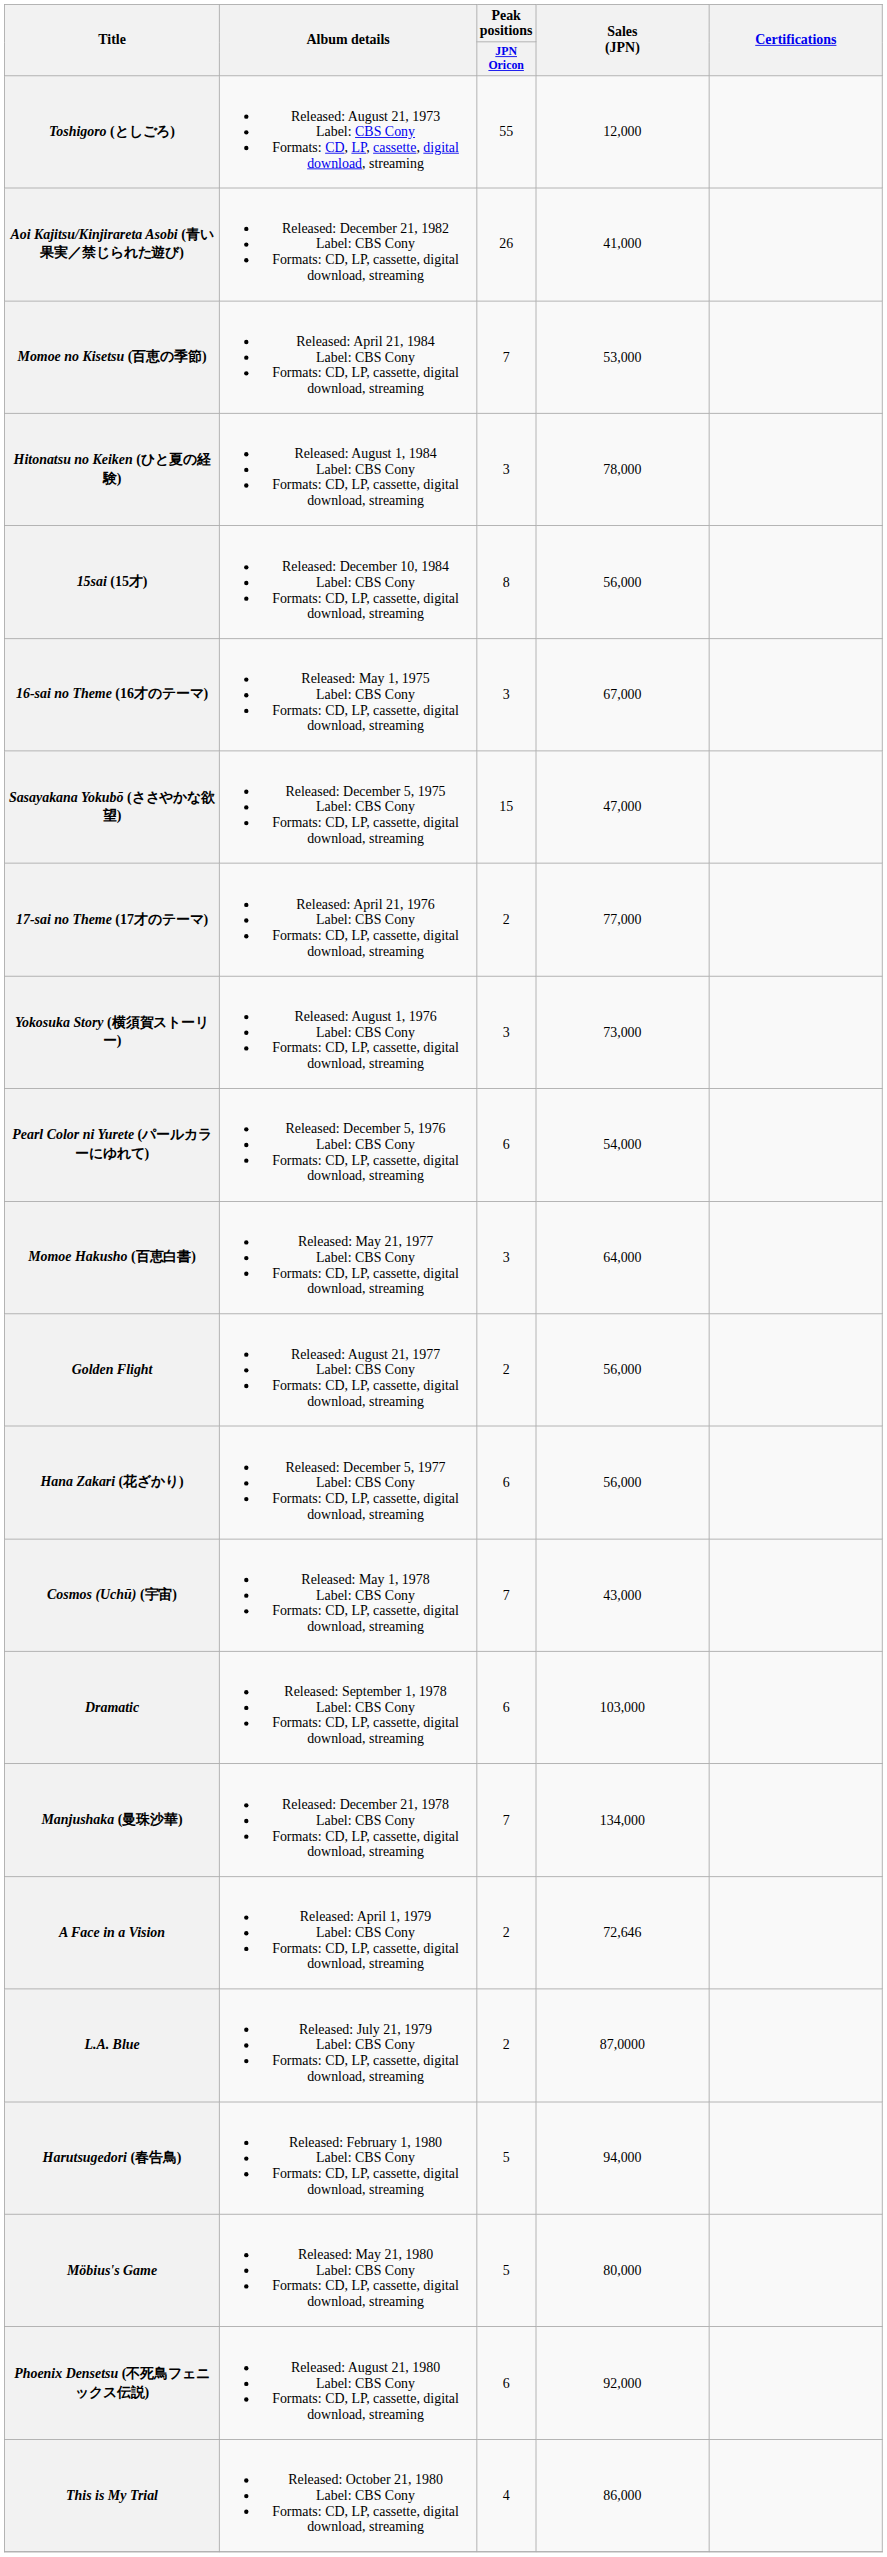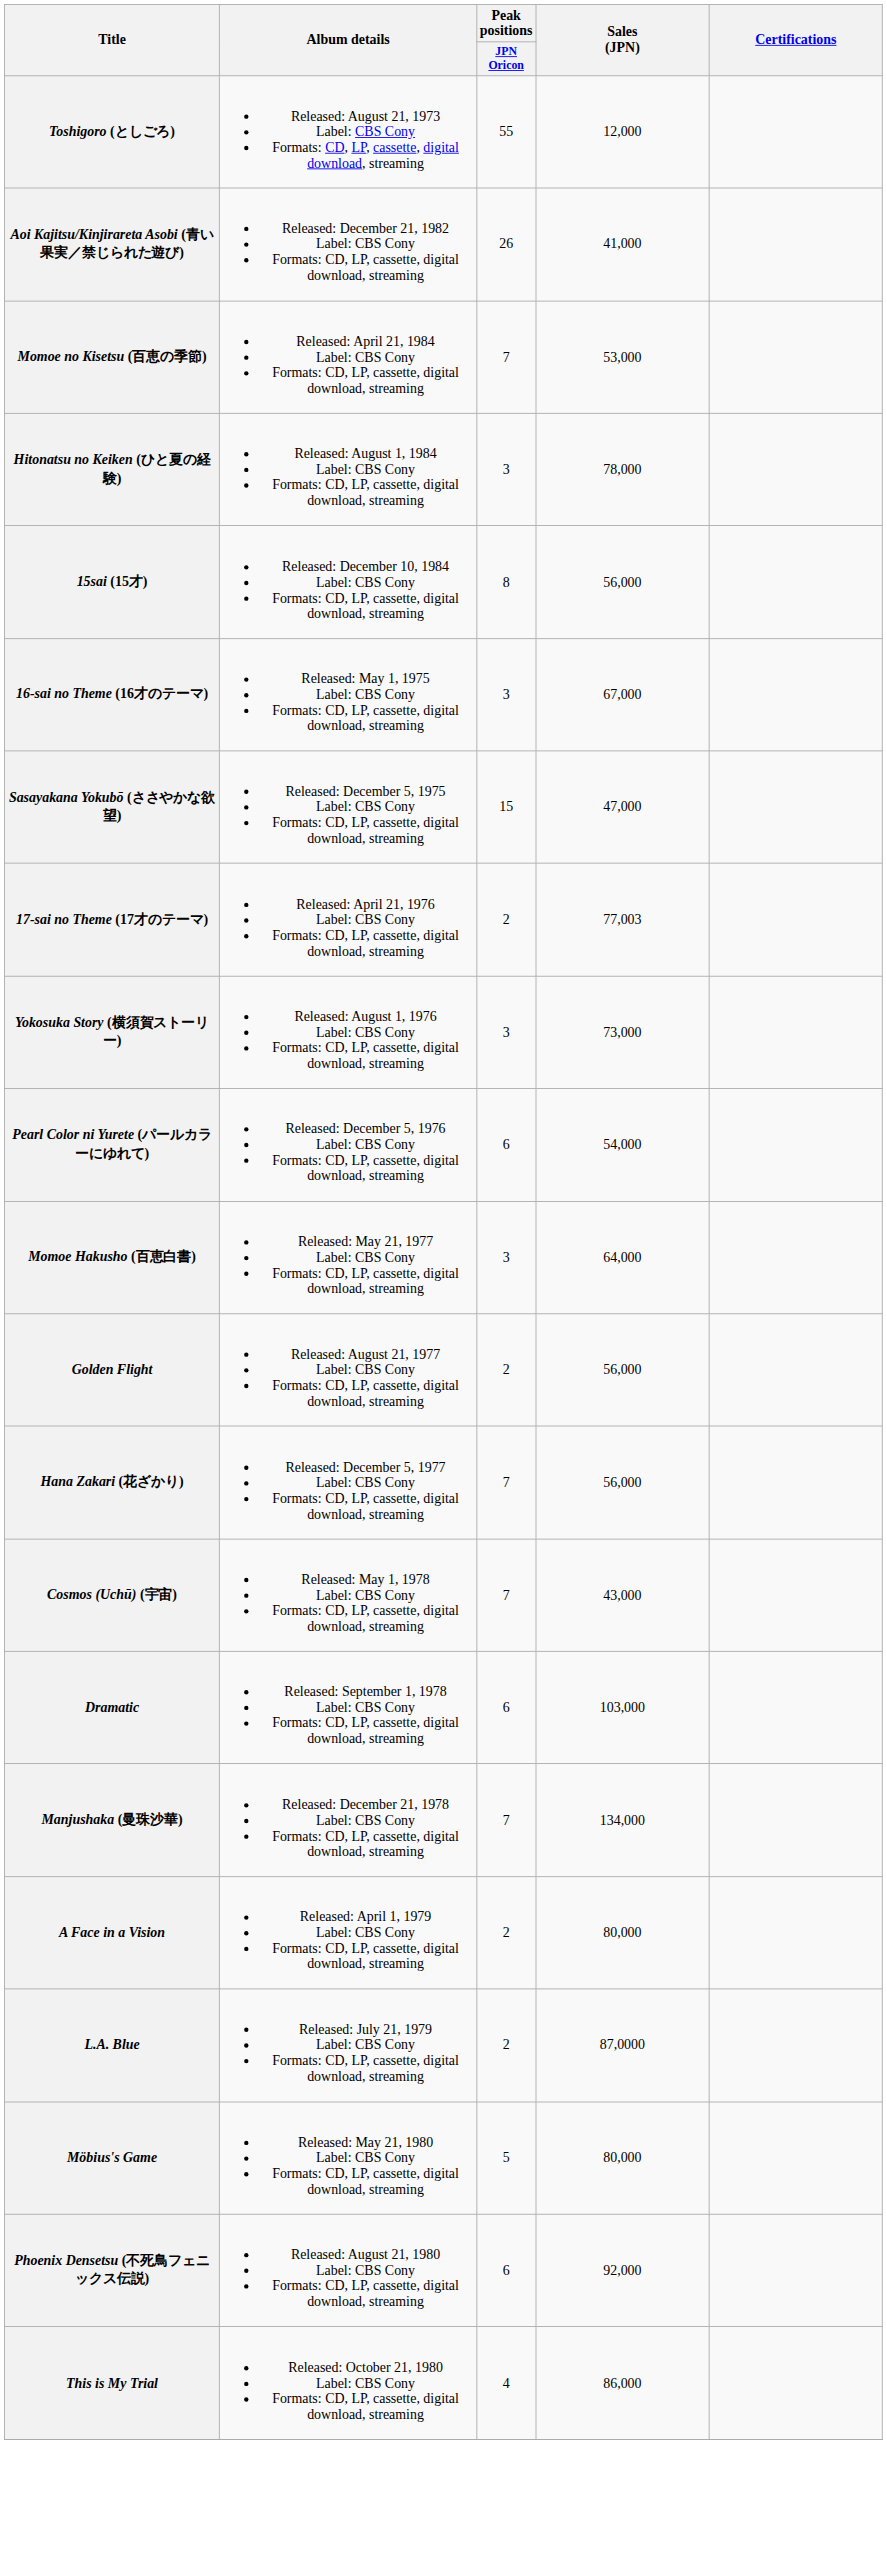(622, 919) 77,000 -> (622, 919) 77,003
(506, 1482) 6 -> (506, 1482) 7
(622, 1932) 72,646 -> (622, 1932) 80,000
- row: (112, 2157)
